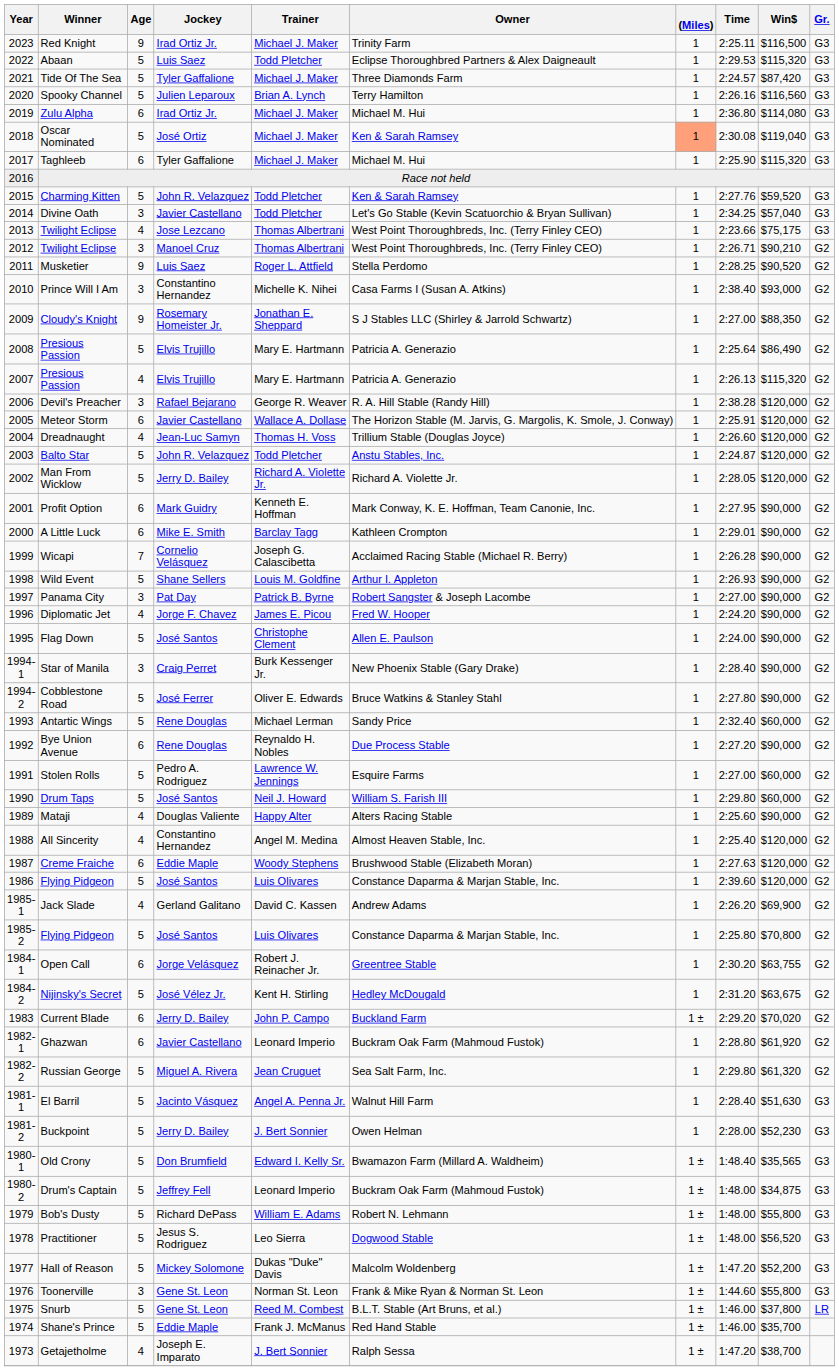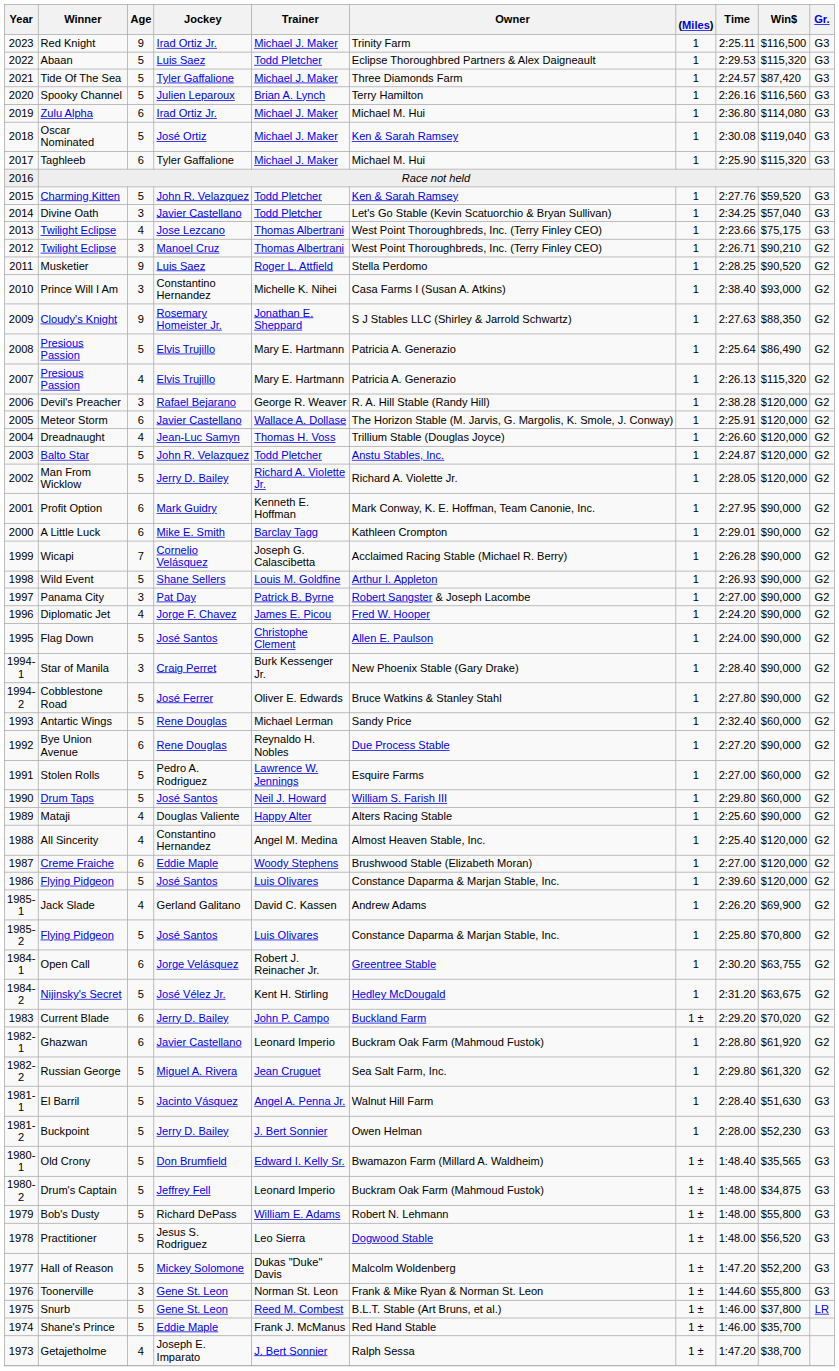(696, 137) lightsalmon background -> (696, 137) no background
(737, 319) 2:27.00 -> (737, 319) 2:27.63
(737, 864) 2:27.63 -> (737, 864) 2:27.00
